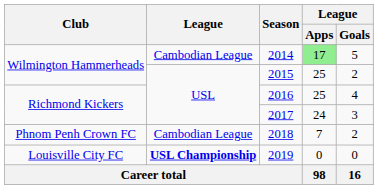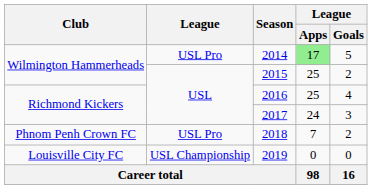(203, 54) Cambodian League -> (200, 54) USL Pro
(203, 134) Cambodian League -> (200, 134) USL Pro
(203, 154) bold -> (200, 154) normal
